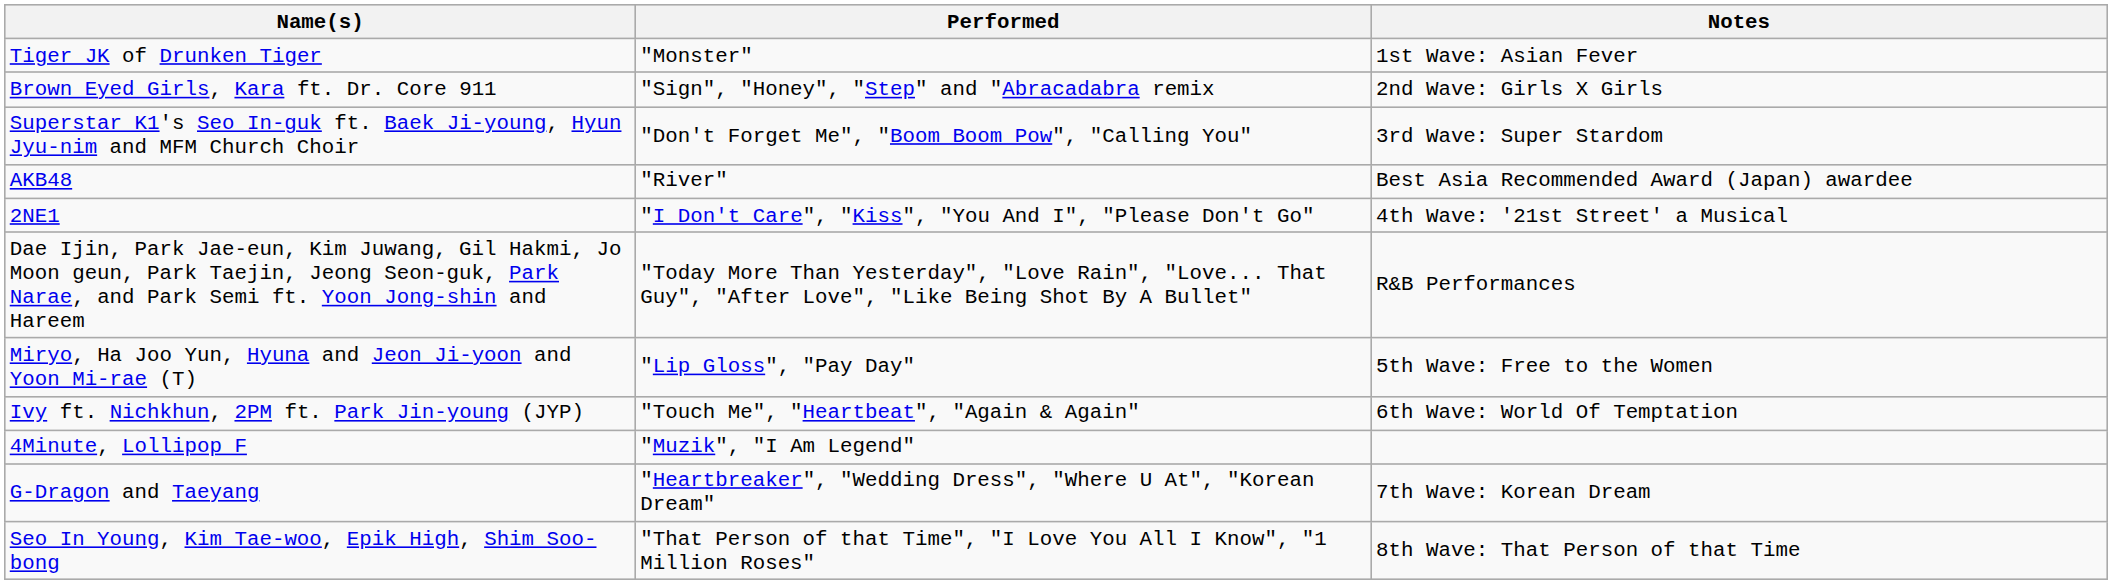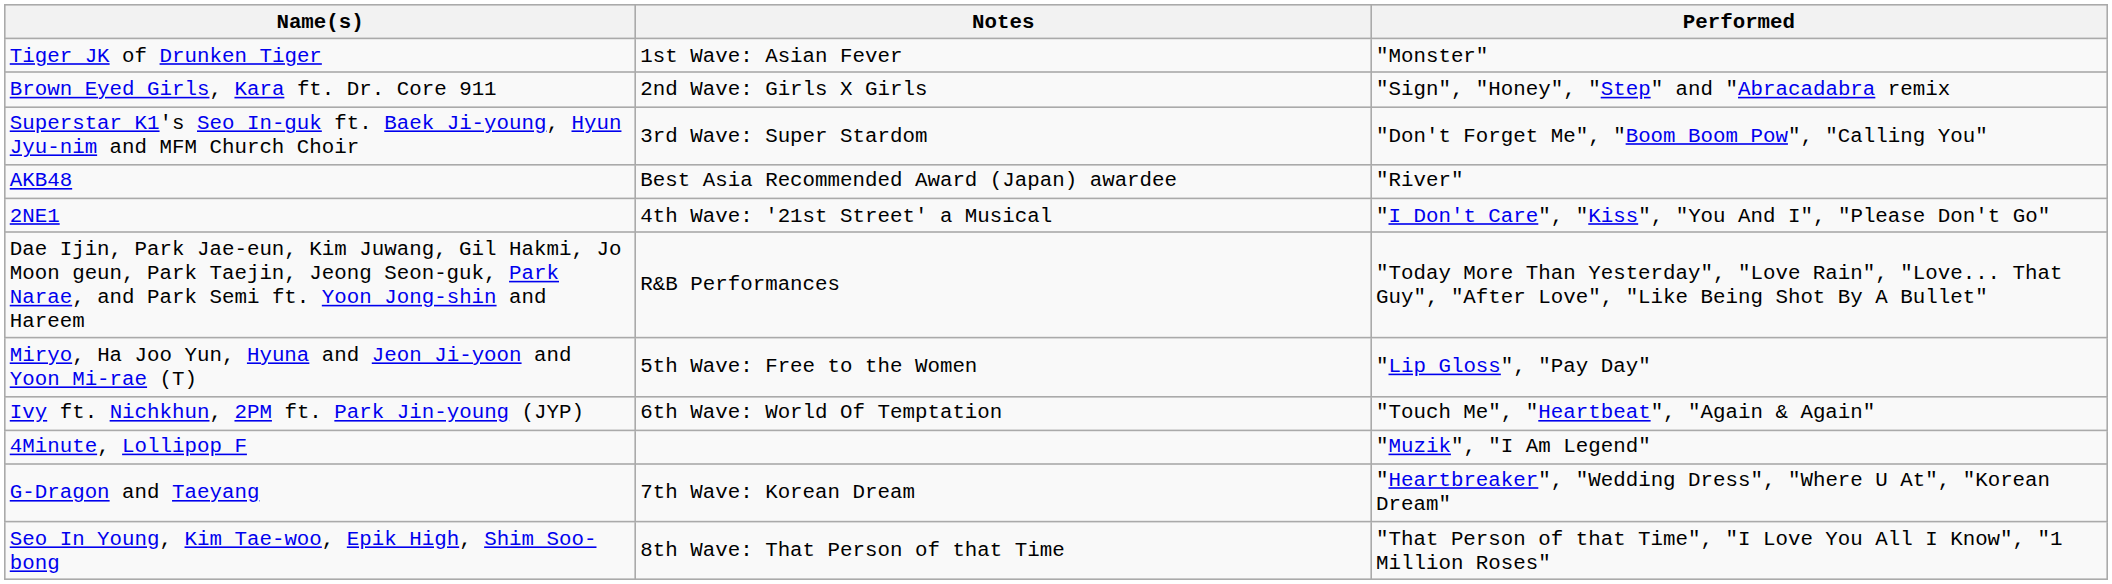columns swapped: (1003, 22) <-> (1739, 22)
